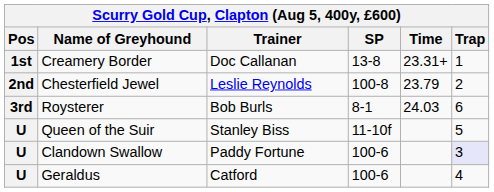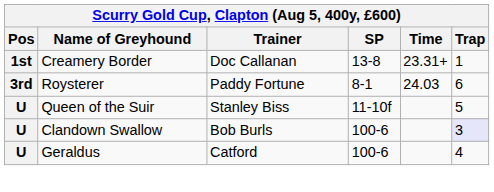- row: (100, 84)
(241, 107) Bob Burls -> (257, 84) Paddy Fortune
(257, 152) Paddy Fortune -> (241, 130) Bob Burls
